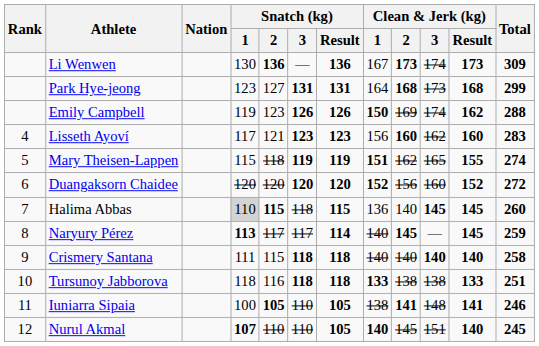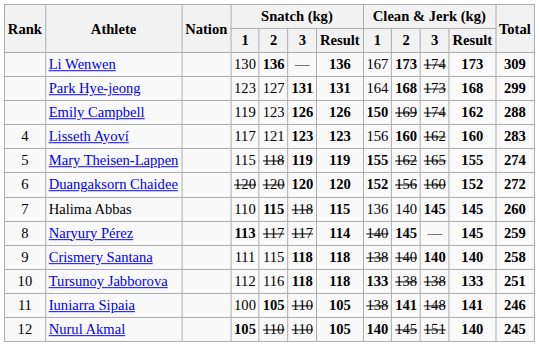(377, 161) 151 -> (377, 161) 155
(245, 209) lightgrey background -> (245, 209) no background
(377, 257) 140 -> (377, 257) 138
(245, 281) 118 -> (245, 281) 112
(245, 329) 107 -> (245, 329) 105
